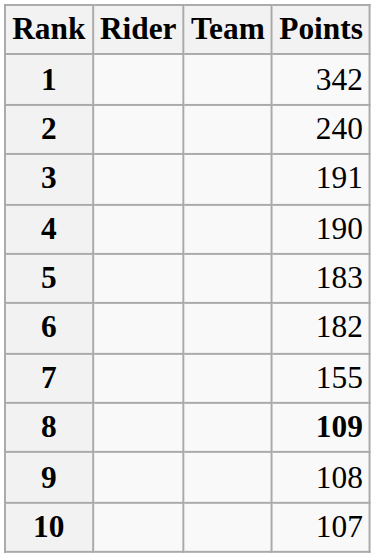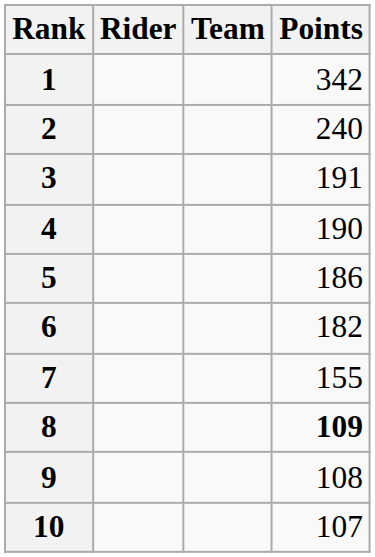(339, 278) 183 -> (339, 278) 186
